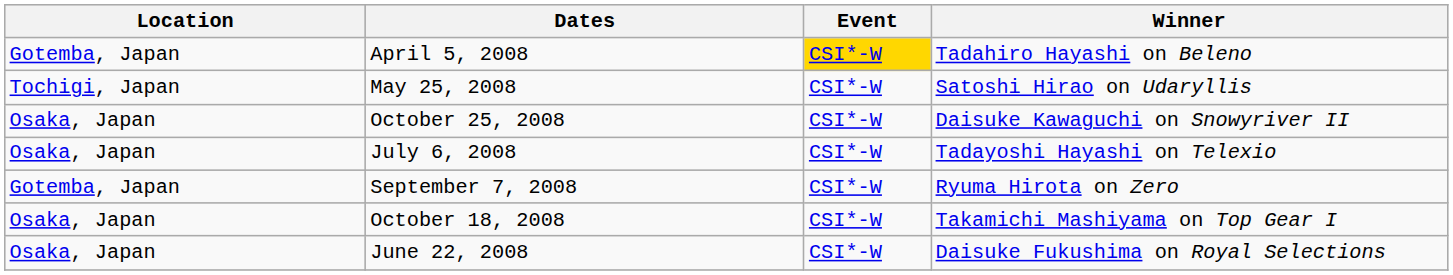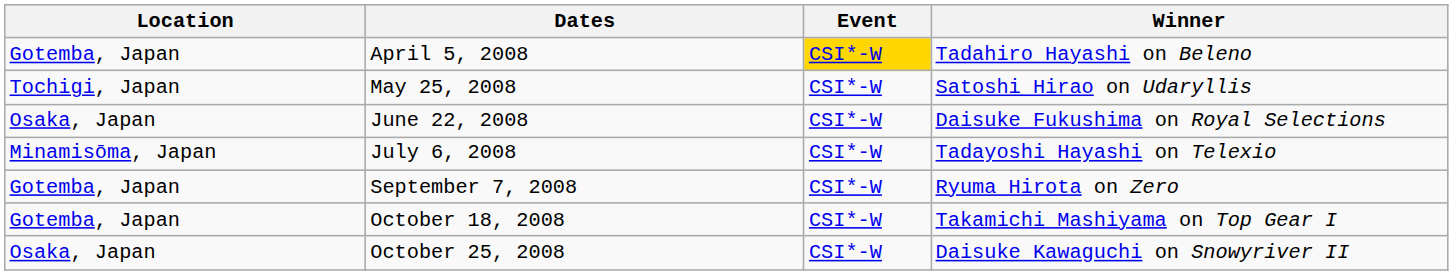rows swapped: (449, 253) <-> (468, 120)
(83, 154) Osaka, Japan -> (113, 154) Minamisōma, Japan
(83, 220) Osaka, Japan -> (95, 220) Gotemba, Japan
